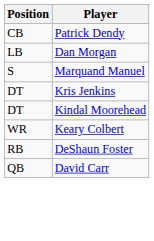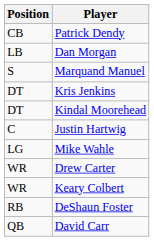+ row: (90, 129)
+ row: (84, 149)
+ row: (85, 168)
